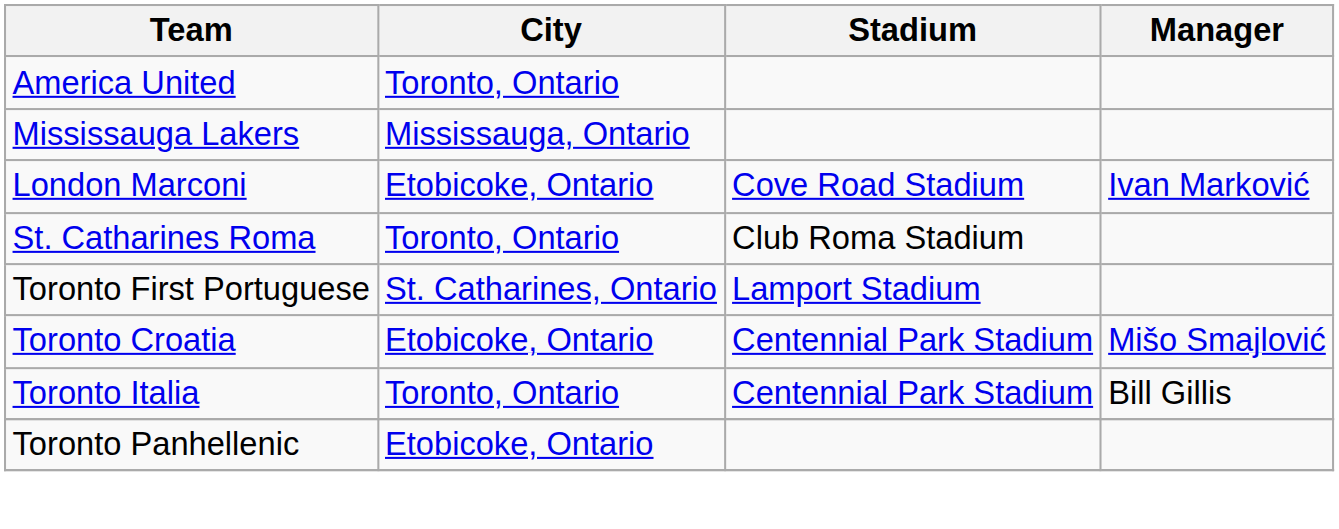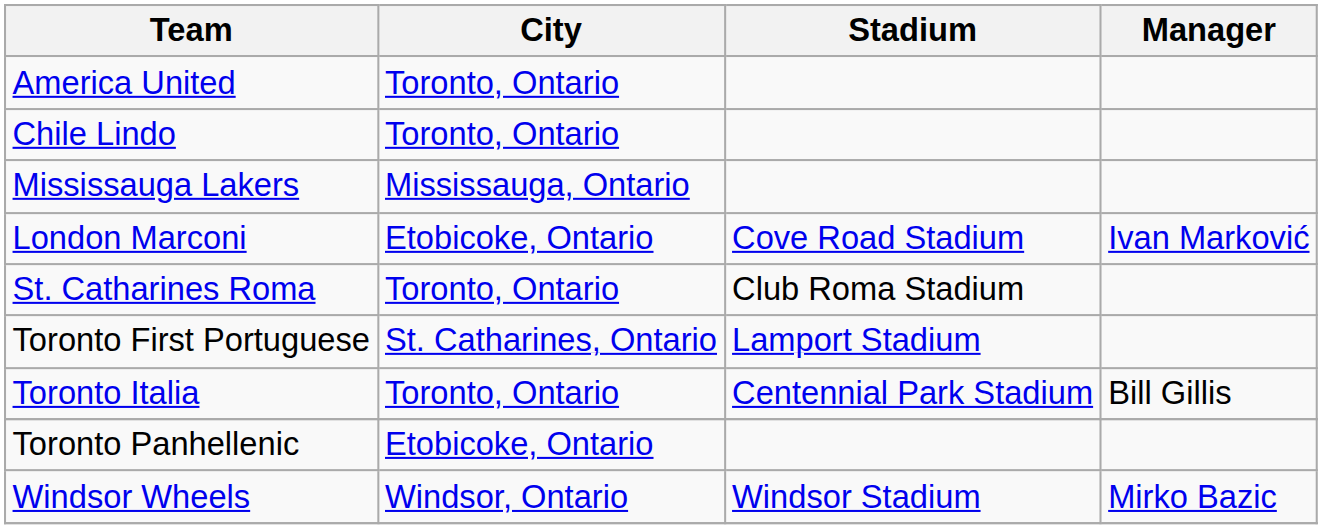+ row: (94, 133)
- row: (124, 340)
+ row: (131, 496)
